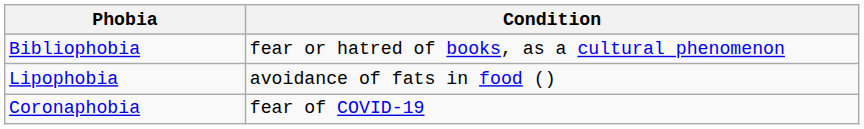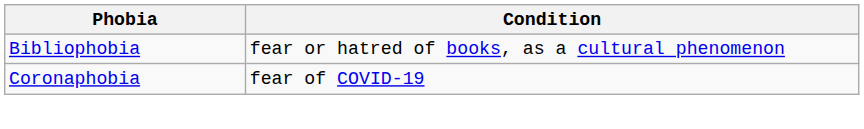- row: (64, 79)
